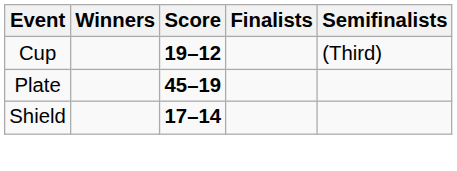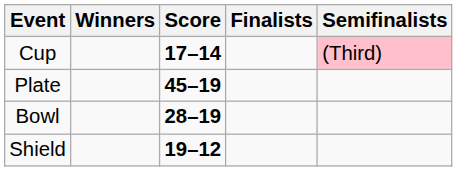(193, 52) 19–12 -> (193, 52) 17–14
(352, 52) no background -> (352, 52) pink background
+ row: (38, 117)
(193, 117) 17–14 -> (193, 149) 19–12
